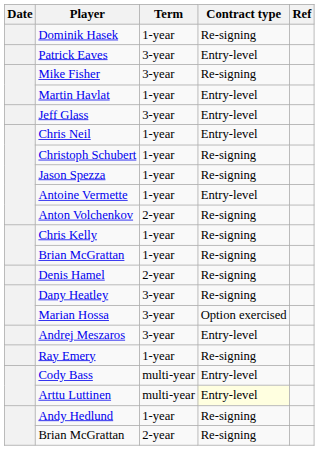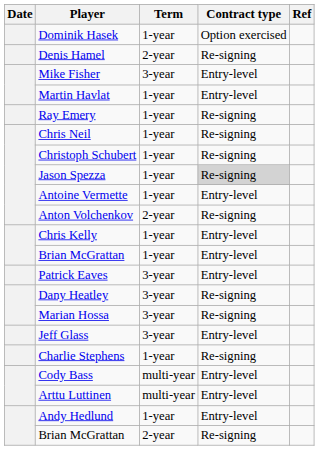(228, 34) Re-signing -> (244, 34) Option exercised
rows swapped: (72, 275) <-> (73, 54)
(228, 74) Re-signing -> (229, 74) Entry-level
rows swapped: (67, 355) <-> (63, 114)
(229, 134) Entry-level -> (228, 134) Re-signing
(228, 174) no background -> (228, 174) lightgrey background
(228, 235) Re-signing -> (229, 235) Entry-level
(228, 255) Re-signing -> (229, 255) Entry-level
(244, 315) Option exercised -> (228, 315) Re-signing
- row: (82, 335)
+ row: (81, 355)
(229, 395) lightyellow background -> (229, 395) no background
(228, 415) Re-signing -> (229, 415) Entry-level
